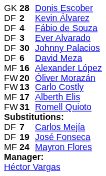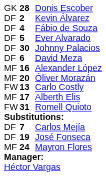(22, 38) 3 -> (22, 38) 5
(11, 77) FW -> (10, 77) MF
